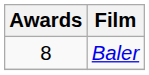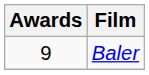(46, 52) 8 -> (46, 52) 9
